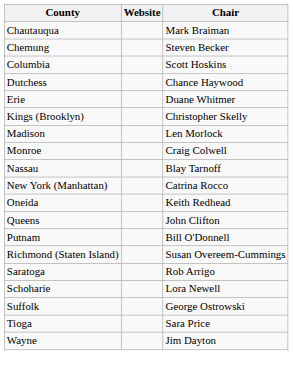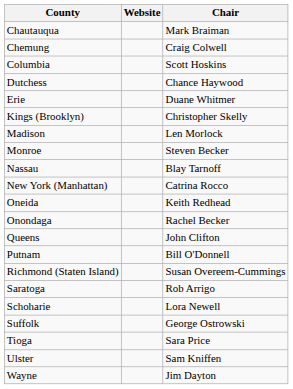(197, 47) Steven Becker -> (196, 47) Craig Colwell
(196, 151) Craig Colwell -> (197, 151) Steven Becker
+ row: (29, 220)
+ row: (20, 358)
